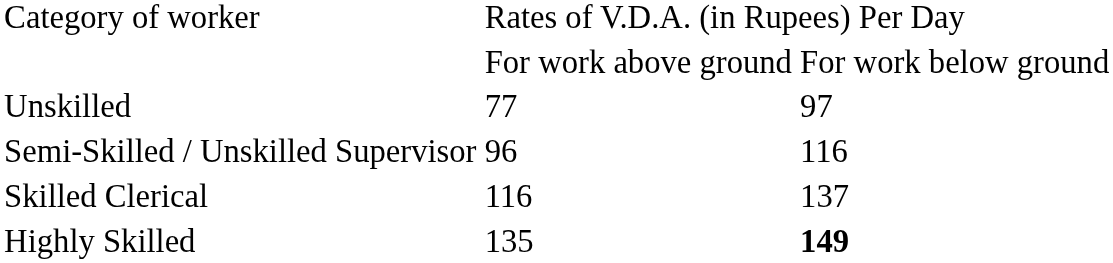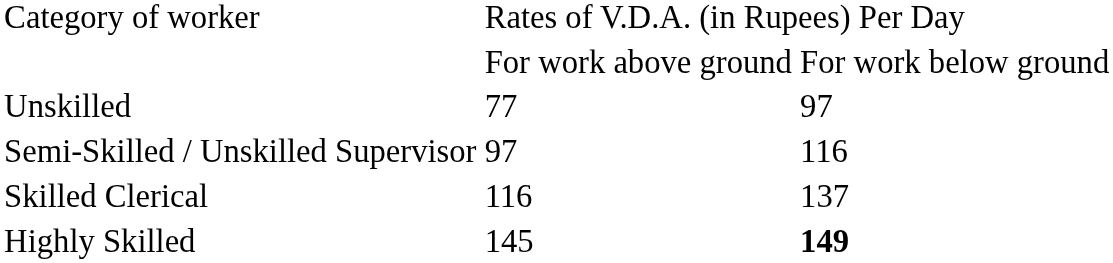(501, 151) 96 -> (501, 151) 97
(509, 241) 135 -> (509, 241) 145
